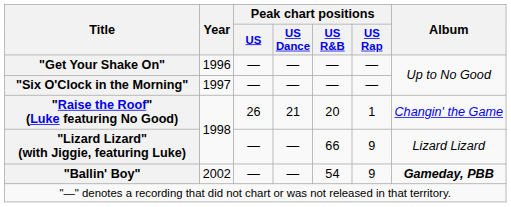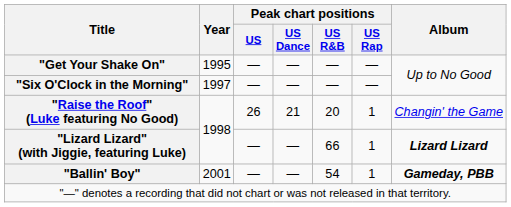(217, 65) 1996 -> (217, 65) 1995
(372, 146) 9 -> (372, 146) 1
(449, 146) normal -> (449, 146) bold
(217, 173) 2002 -> (217, 173) 2001
(372, 173) 9 -> (372, 173) 1
